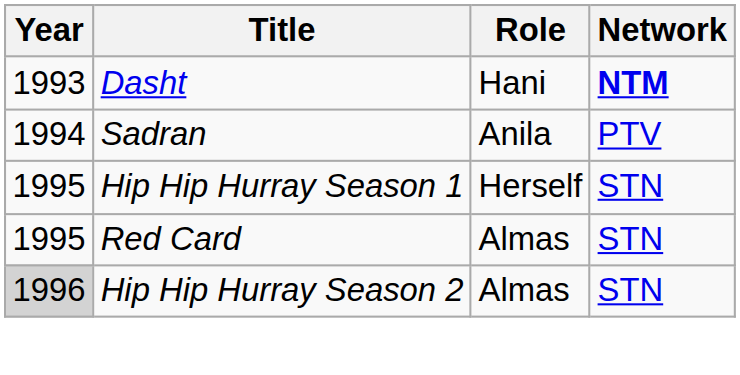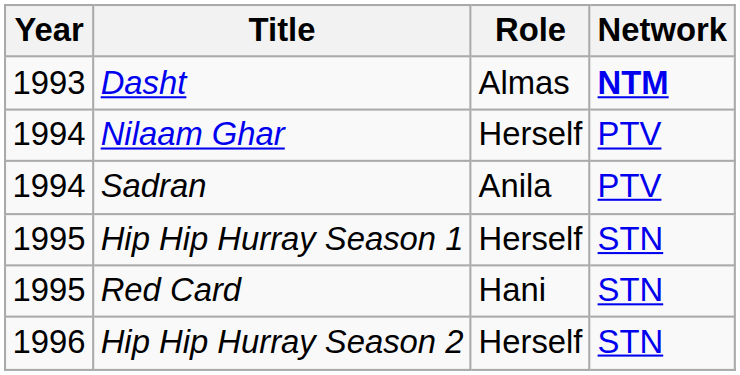(512, 82) Hani -> (524, 82) Almas
+ row: (193, 134)
(524, 238) Almas -> (512, 290) Hani
(49, 290) lightgrey background -> (49, 342) no background
(524, 290) Almas -> (531, 342) Herself
